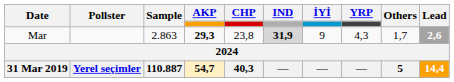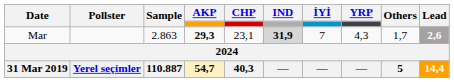(244, 34) 23,8 -> (244, 34) 23,1
(322, 34) 9 -> (322, 34) 7
